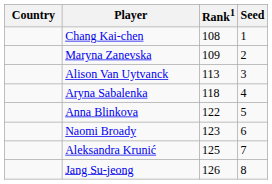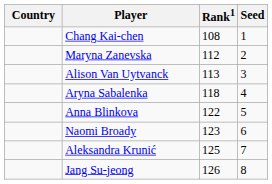(211, 55) 109 -> (211, 55) 112
